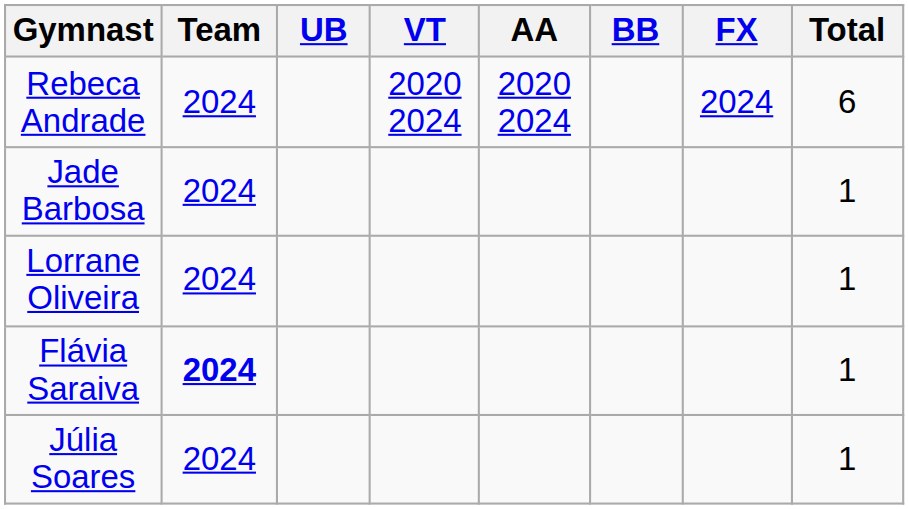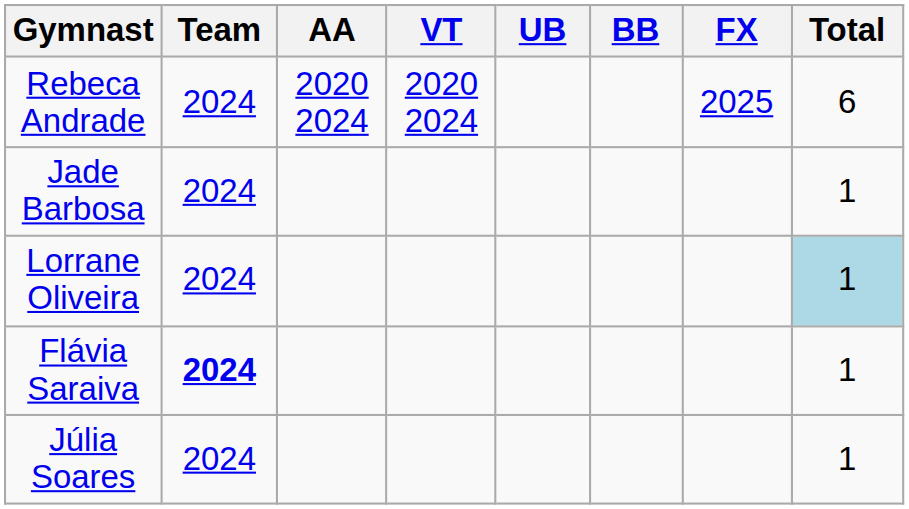columns swapped: (534, 30) <-> (324, 30)
(737, 101) 2024 -> (737, 101) 2025
(847, 280) no background -> (847, 280) lightblue background
